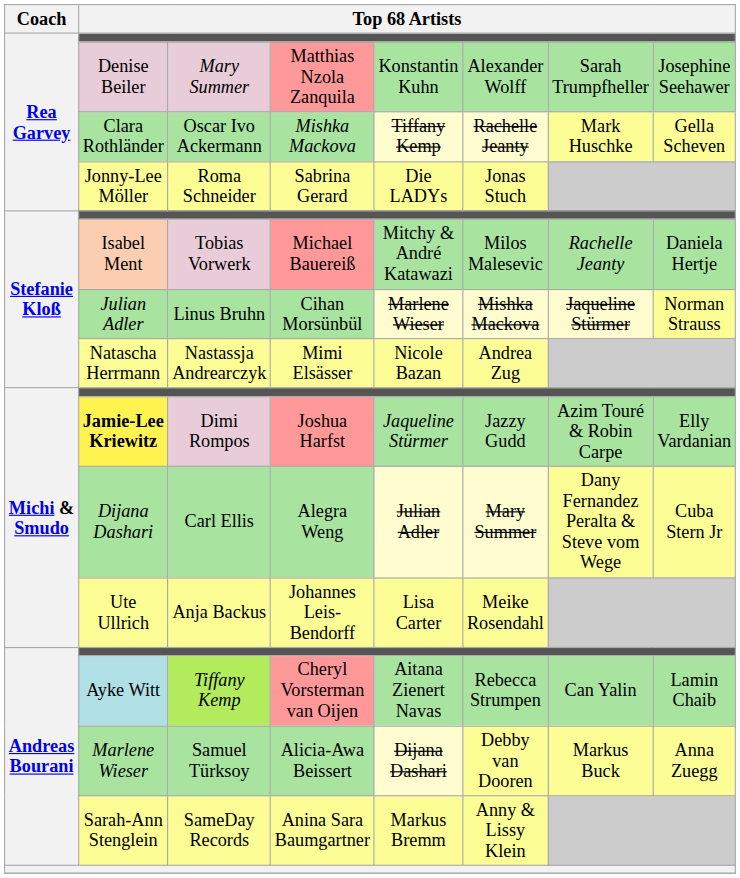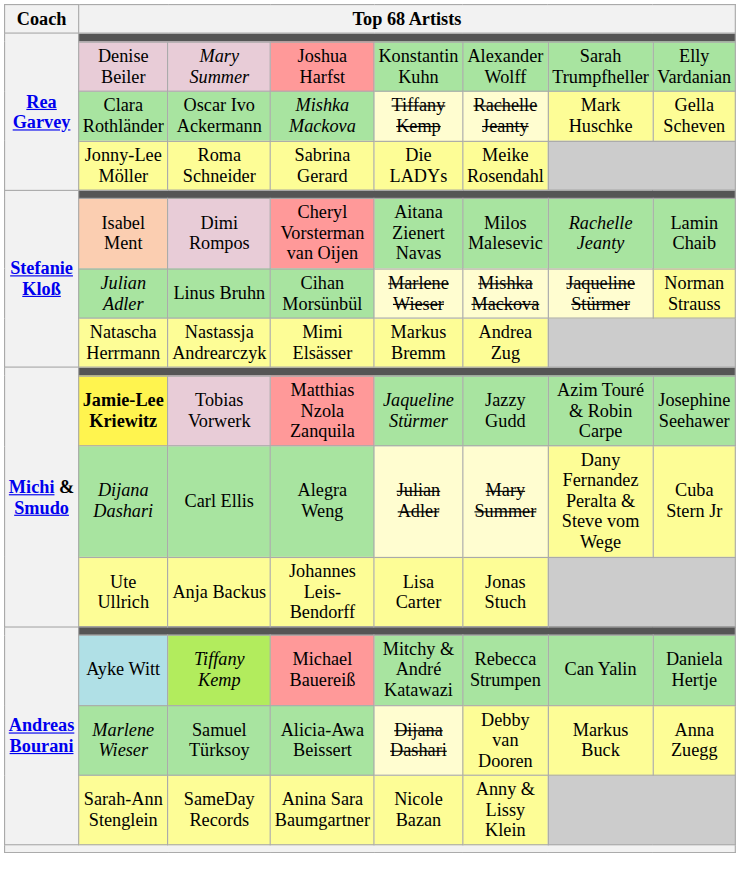(322, 76) Matthias Nzola Zanquila -> (322, 66) Joshua Harfst
(694, 76) Josephine Seehawer -> (694, 66) Elly Vardanian
(505, 185) Jonas Stuch -> (505, 165) Meike Rosendahl
(219, 254) Tobias Vorwerk -> (219, 233) Dimi Rompos
(322, 254) Michael Bauereiß -> (322, 233) Cheryl Vorsterman van Oijen
(418, 254) Mitchy & André Katawazi -> (418, 233) Aitana Zienert Navas
(694, 254) Daniela Hertje -> (694, 233) Lamin Chaib
(418, 363) Nicole Bazan -> (418, 342) Markus Bremm
(219, 431) Dimi Rompos -> (219, 410) Tobias Vorwerk
(322, 431) Joshua Harfst -> (322, 410) Matthias Nzola Zanquila
(694, 431) Elly Vardanian -> (694, 410) Josephine Seehawer
(505, 612) Meike Rosendahl -> (505, 591) Jonas Stuch
(322, 690) Cheryl Vorsterman van Oijen -> (322, 670) Michael Bauereiß
(418, 690) Aitana Zienert Navas -> (418, 670) Mitchy & André Katawazi
(694, 690) Lamin Chaib -> (694, 670) Daniela Hertje
(418, 830) Markus Bremm -> (418, 810) Nicole Bazan
